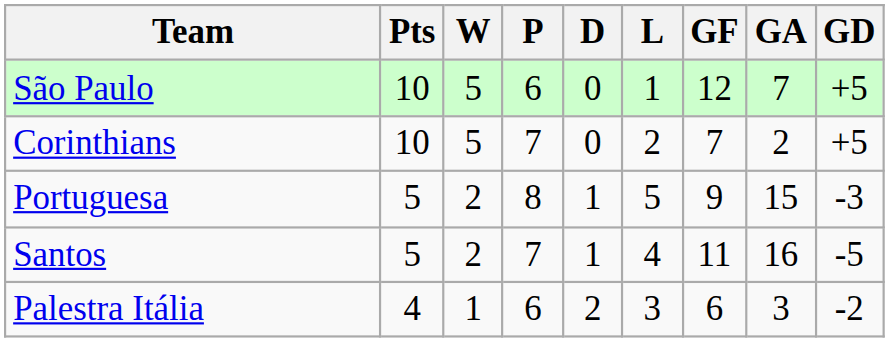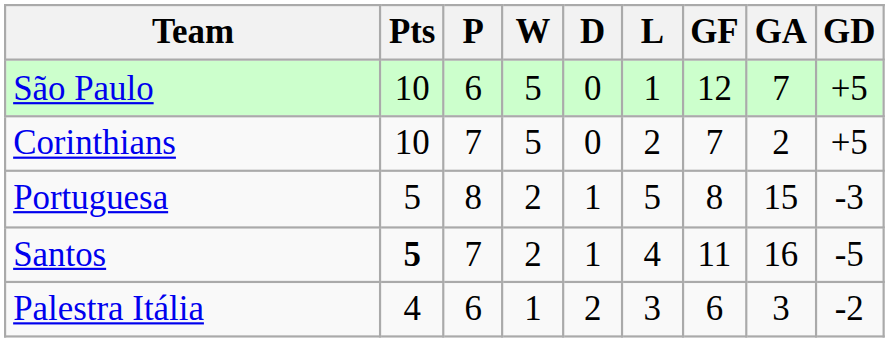columns swapped: (533, 32) <-> (473, 32)
(714, 198) 9 -> (714, 198) 8
(412, 253) normal -> (412, 253) bold
